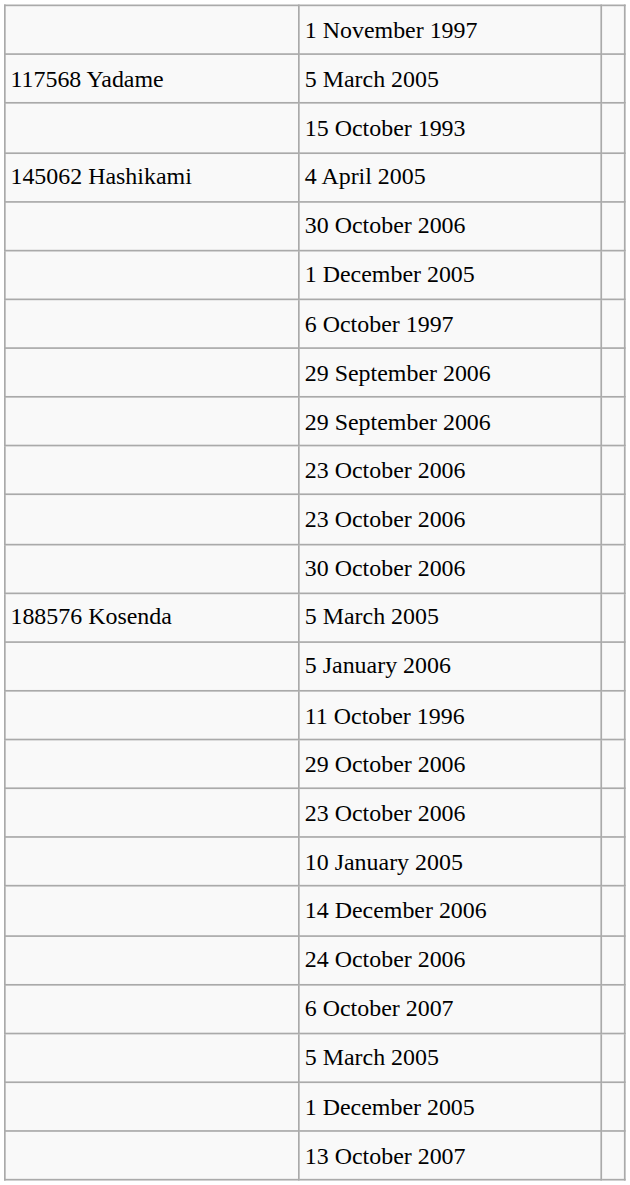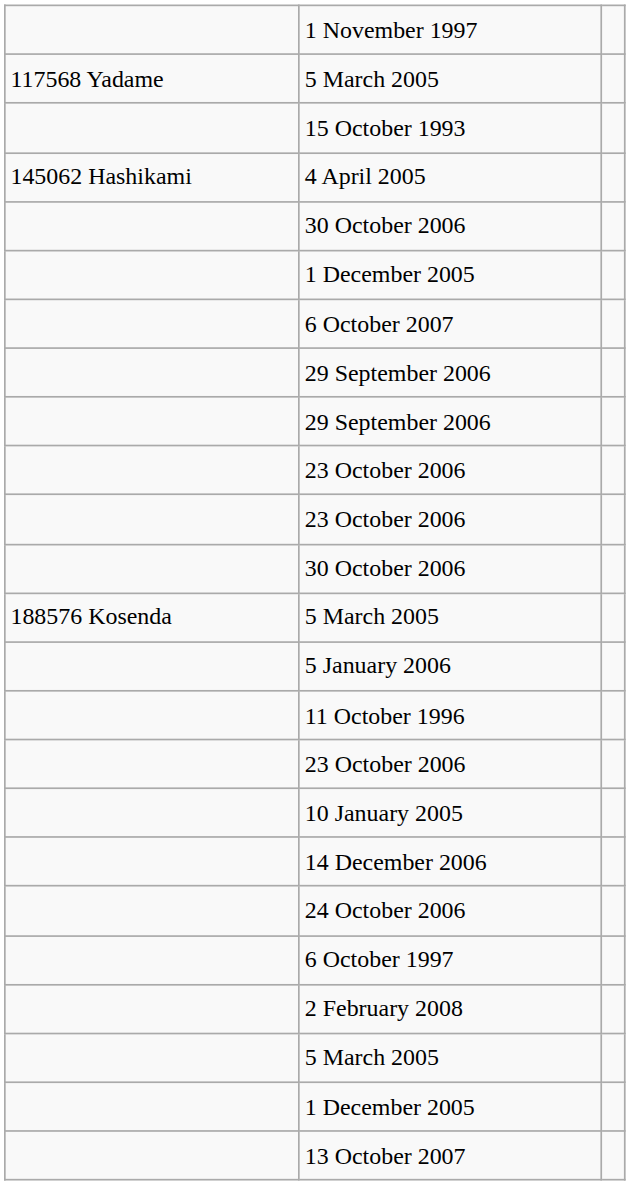rows swapped: (152, 324) <-> (152, 1009)
- row: (152, 764)
+ row: (152, 1009)
